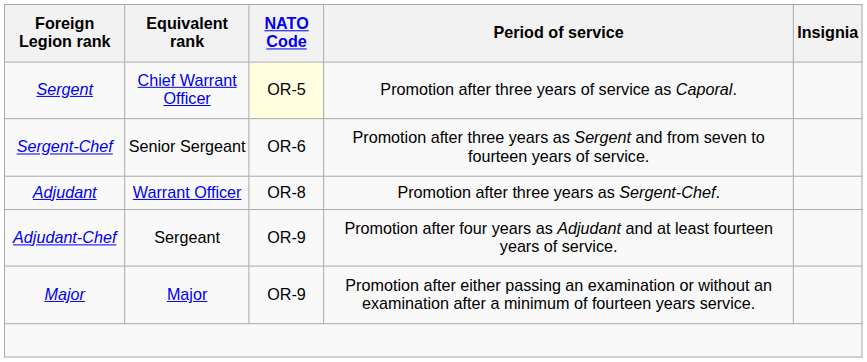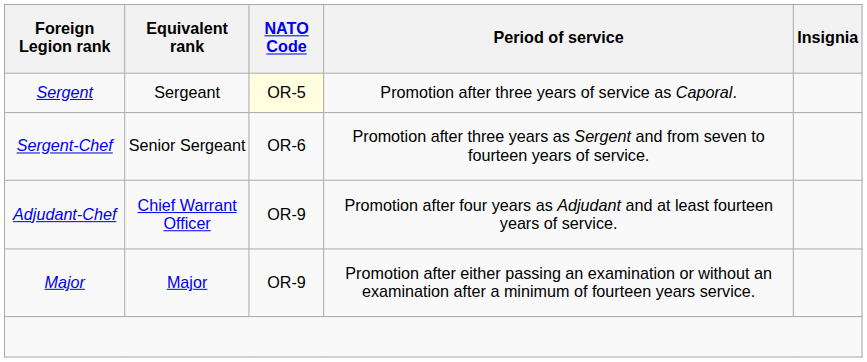(187, 90) Chief Warrant Officer -> (187, 92) Sergeant
- row: (65, 192)
(187, 237) Sergeant -> (187, 214) Chief Warrant Officer
